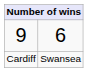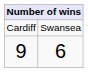rows swapped: (21, 59) <-> (21, 35)
